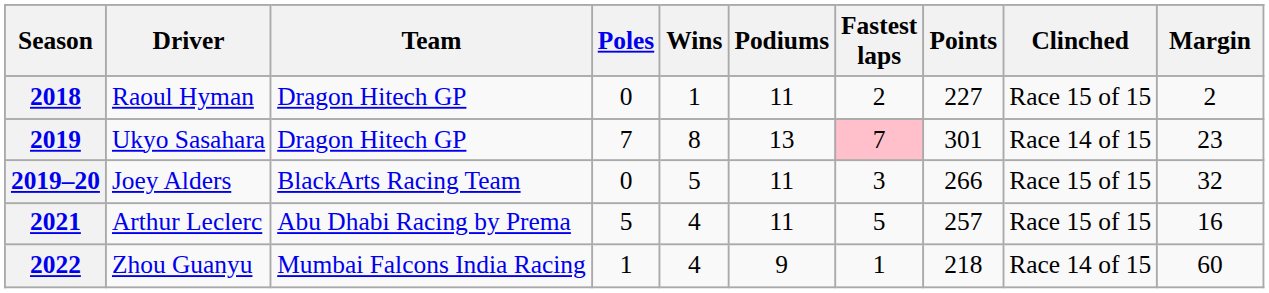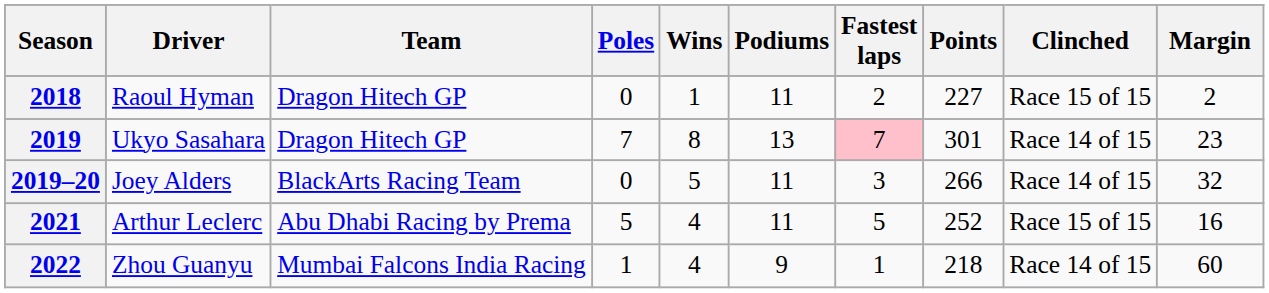(1080, 180) Race 15 of 15 -> (1080, 180) Race 14 of 15
(963, 222) 257 -> (963, 222) 252
